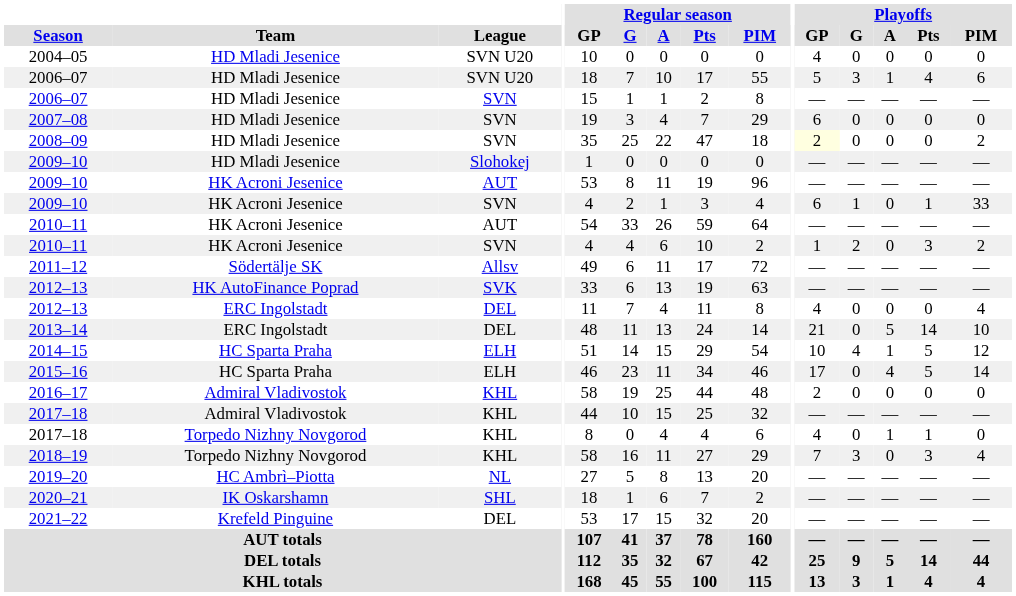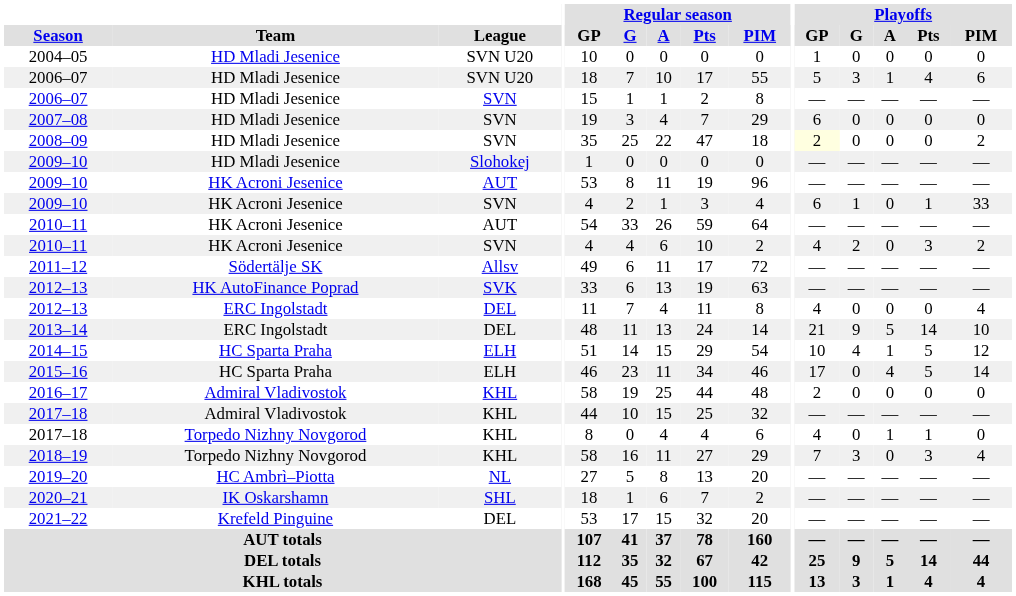(817, 56) 4 -> (817, 56) 1
(817, 245) 1 -> (817, 245) 4
(856, 329) 0 -> (856, 329) 9
